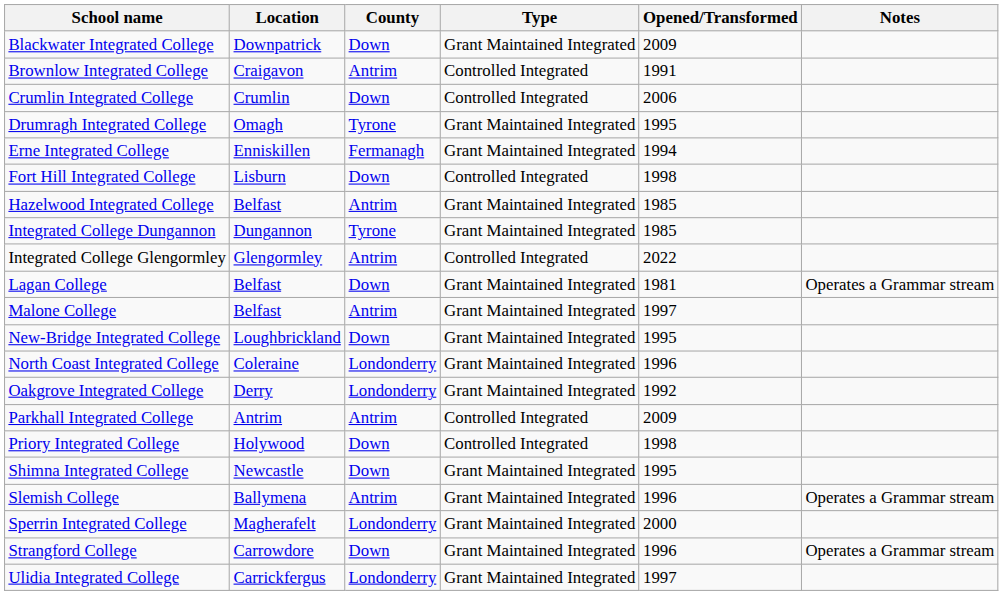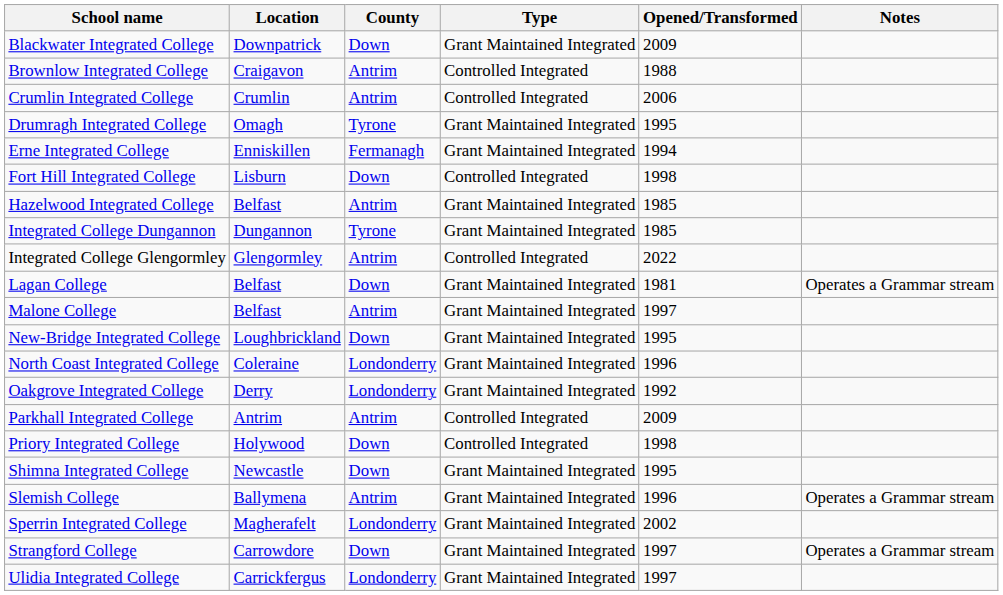(660, 71) 1991 -> (660, 71) 1988
(369, 97) Down -> (373, 97) Antrim
(660, 524) 2000 -> (660, 524) 2002
(660, 550) 1996 -> (660, 550) 1997
